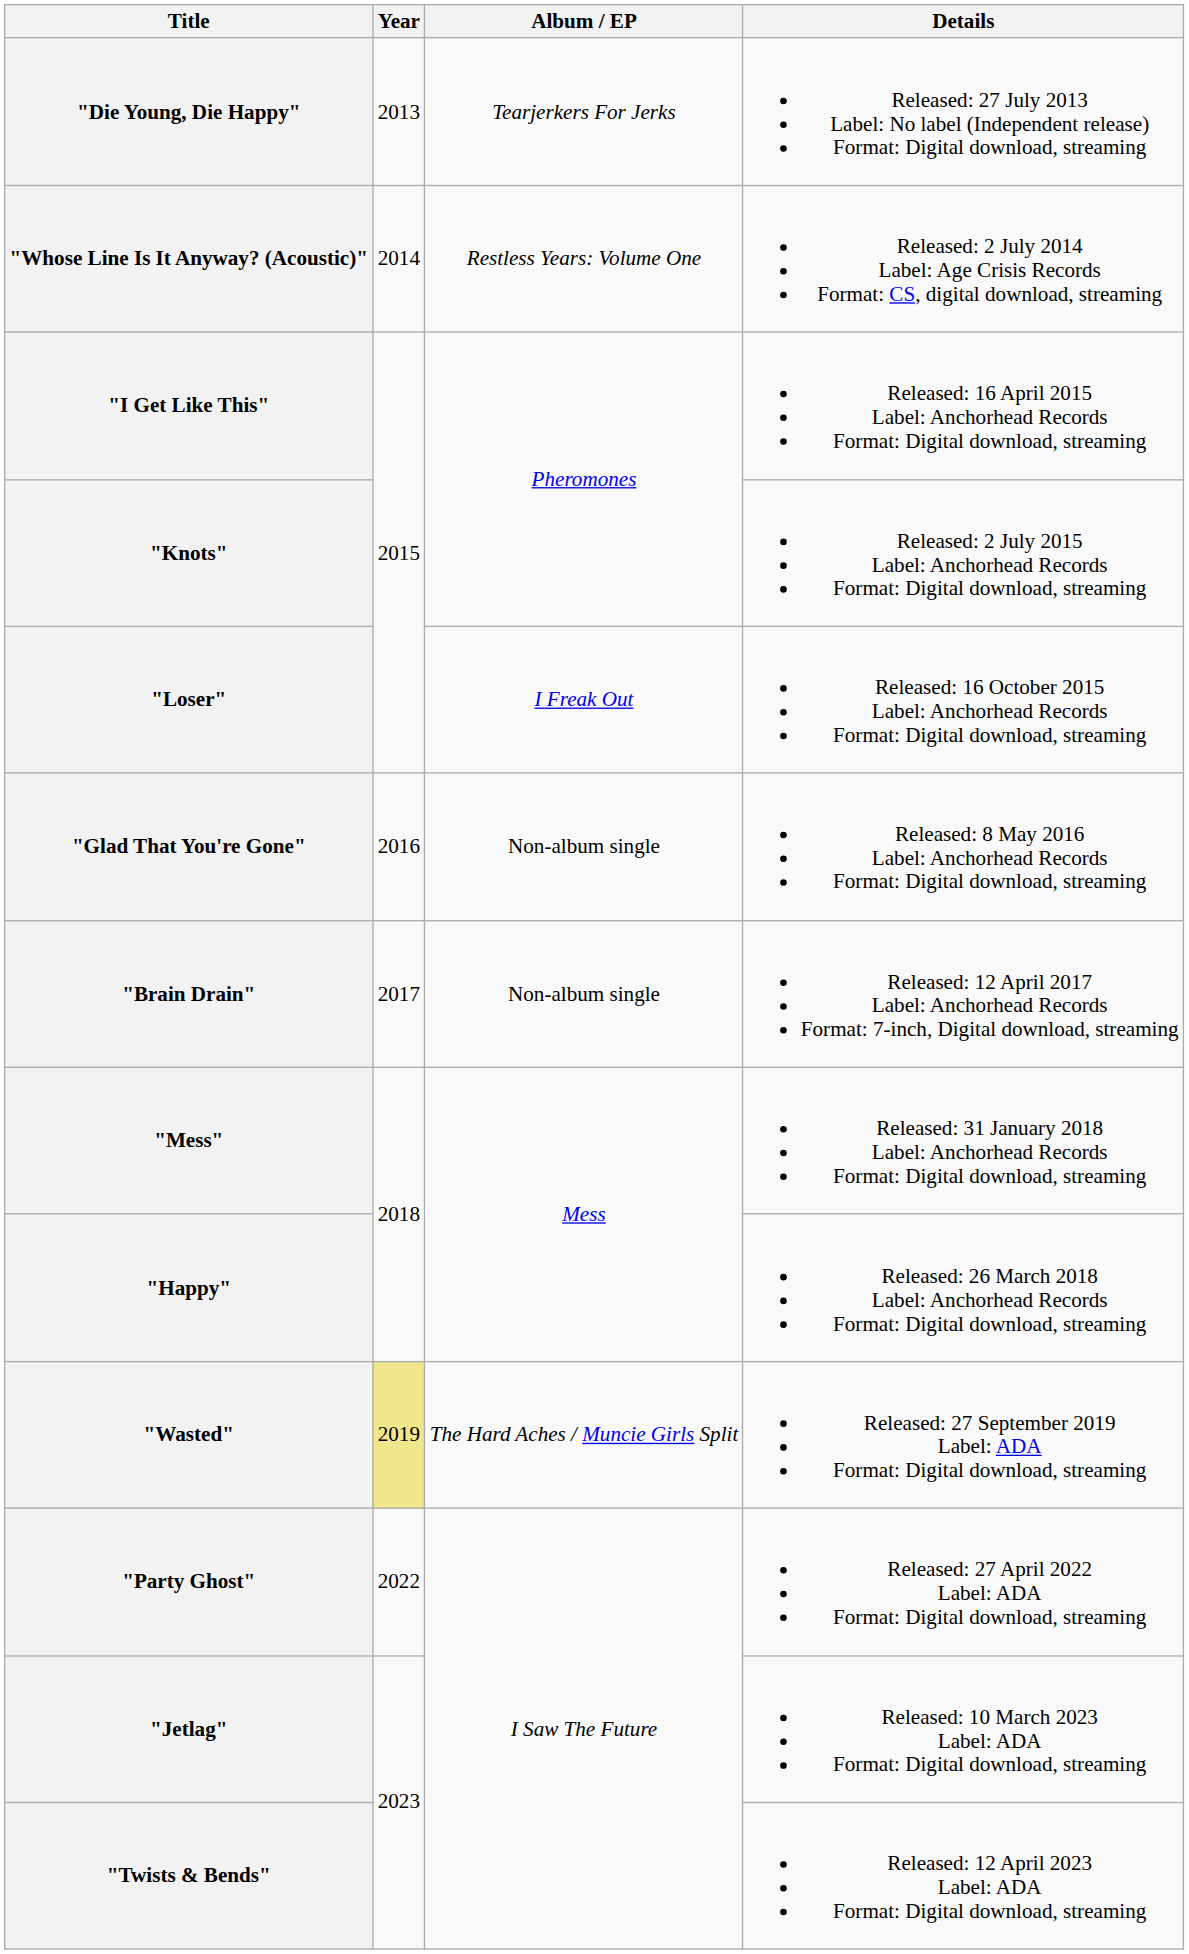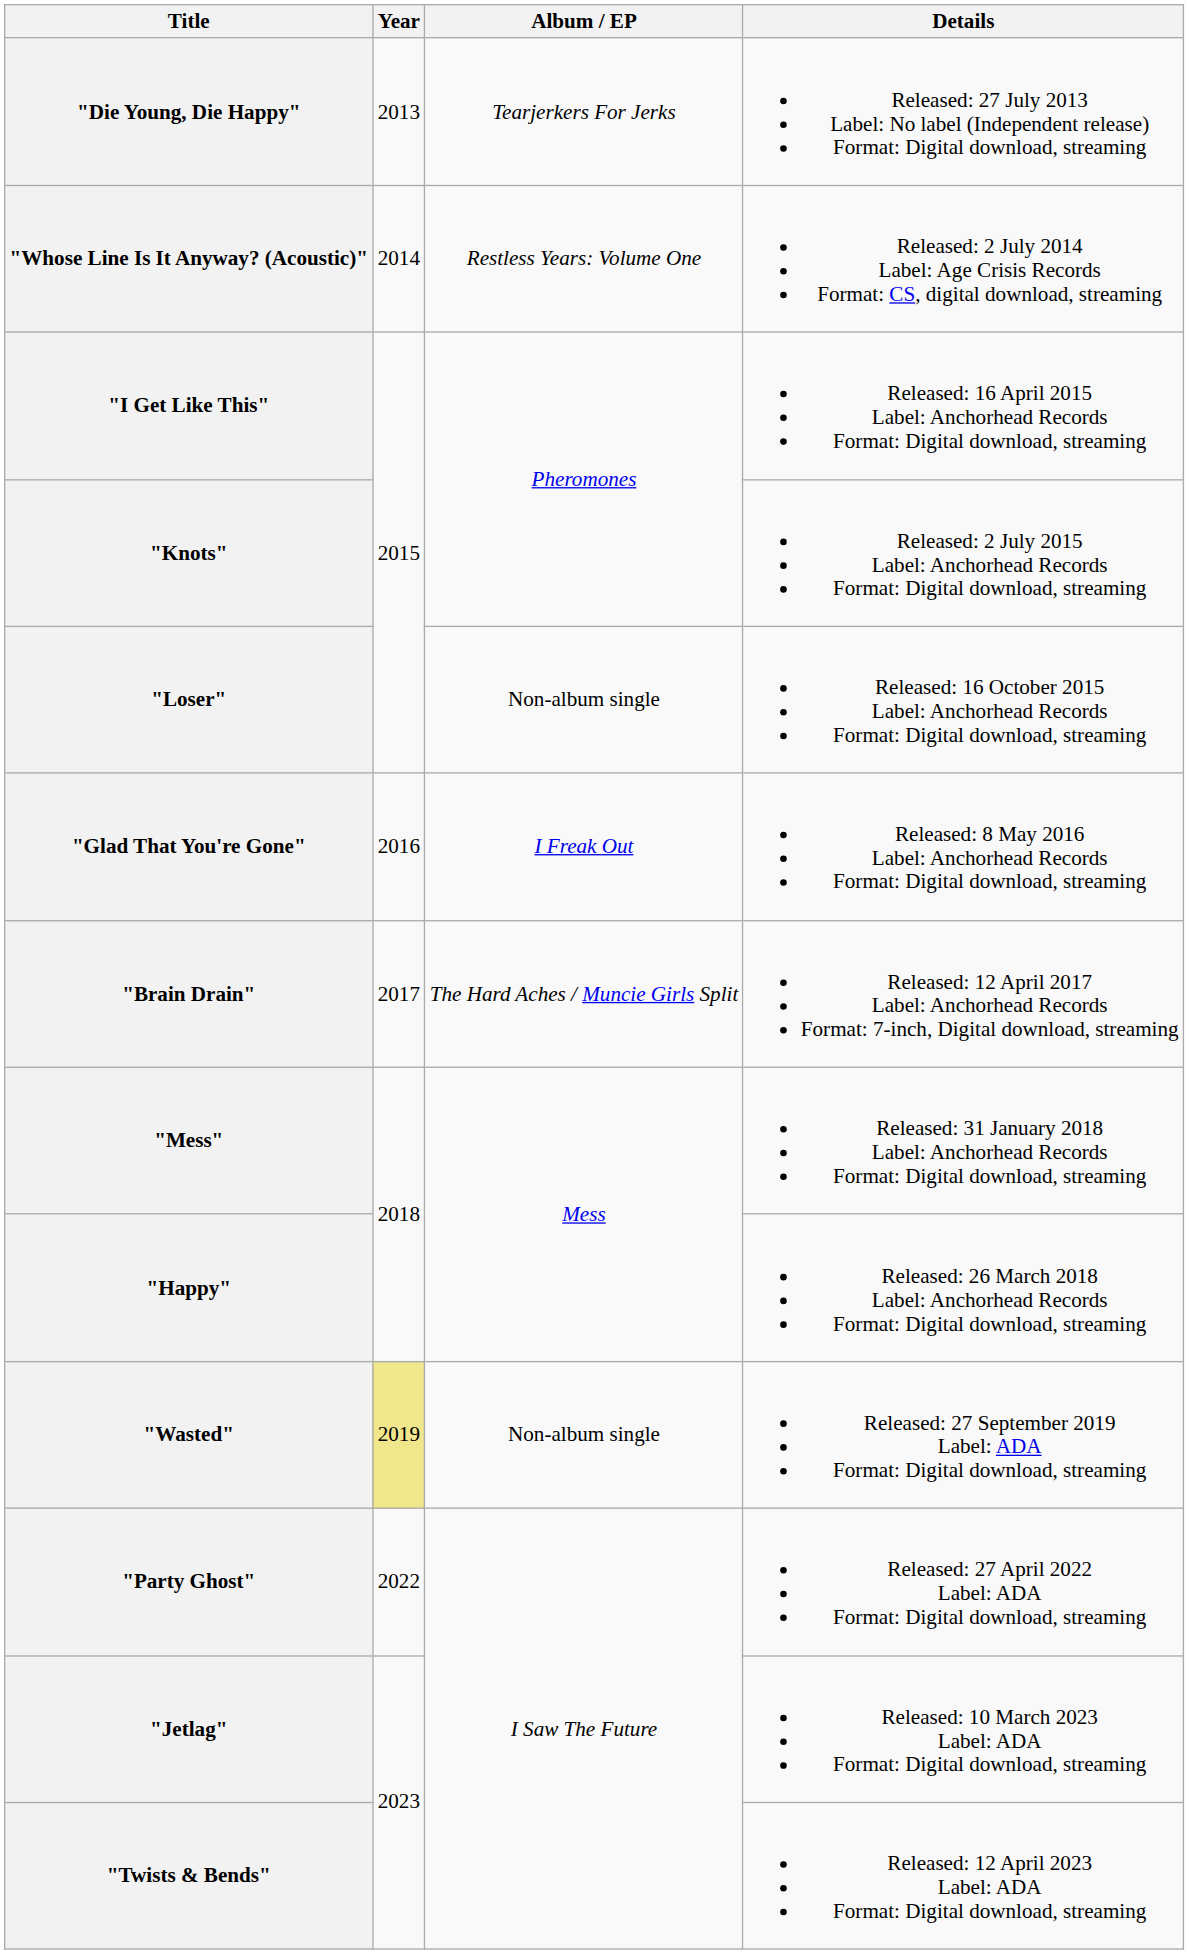(584, 699) I Freak Out -> (584, 699) Non-album single
(584, 846) Non-album single -> (584, 846) I Freak Out
(584, 993) Non-album single -> (584, 993) The Hard Aches / Muncie Girls Split
(584, 1434) The Hard Aches / Muncie Girls Split -> (584, 1434) Non-album single
